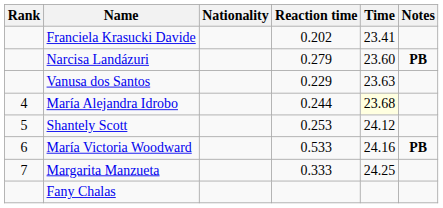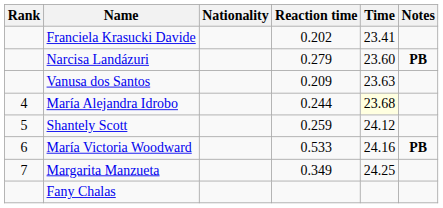(316, 81) 0.229 -> (316, 81) 0.209
(316, 125) 0.253 -> (316, 125) 0.259
(316, 170) 0.333 -> (316, 170) 0.349
